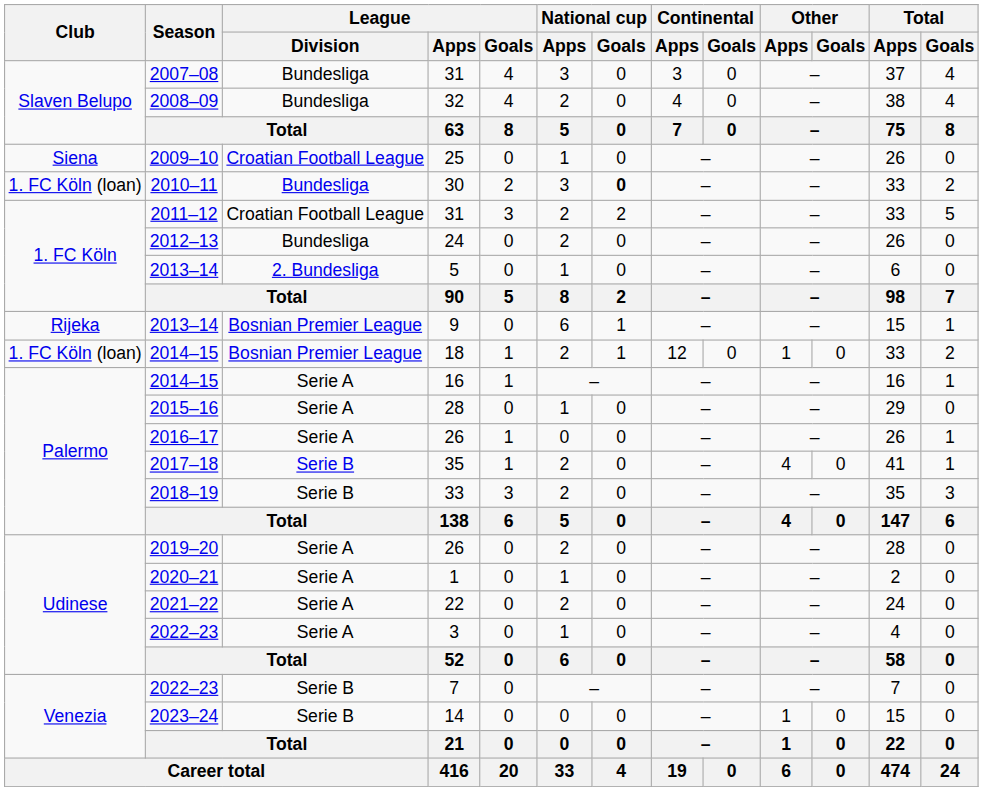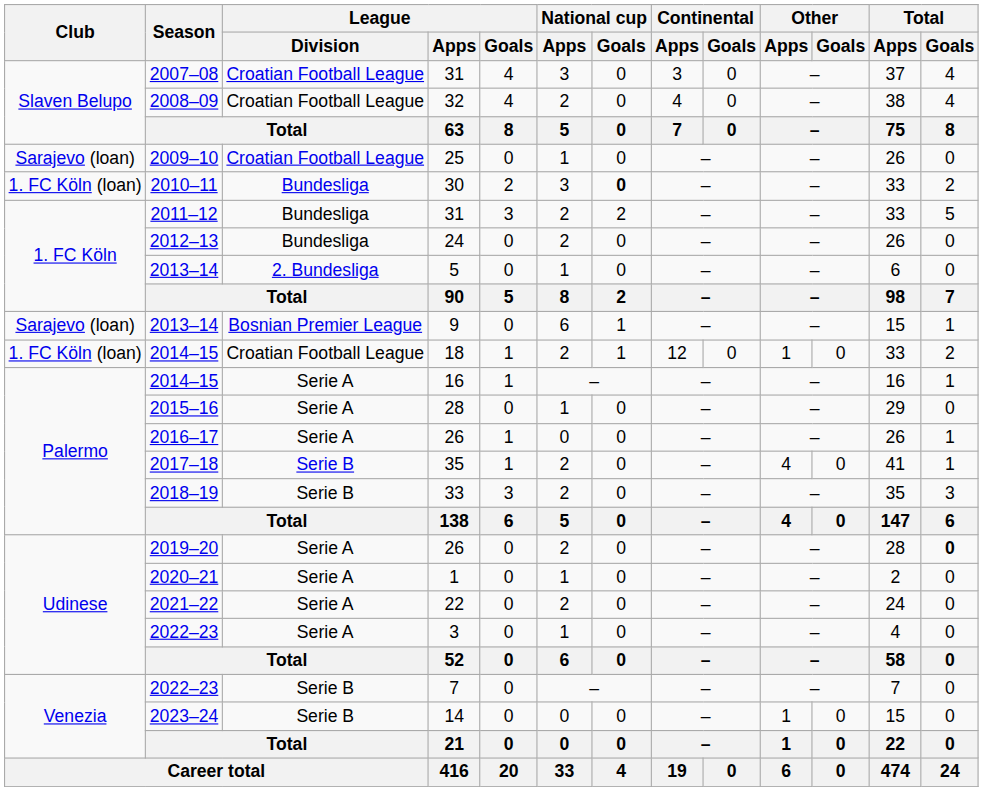(325, 74) Bundesliga -> (325, 74) Croatian Football League
(325, 102) Bundesliga -> (325, 102) Croatian Football League
(75, 158) Siena -> (75, 158) Sarajevo (loan)
(325, 213) Croatian Football League -> (325, 213) Bundesliga
(75, 325) Rijeka -> (75, 325) Sarajevo (loan)
(325, 353) Bosnian Premier League -> (325, 353) Croatian Football League
(950, 548) normal -> (950, 548) bold
